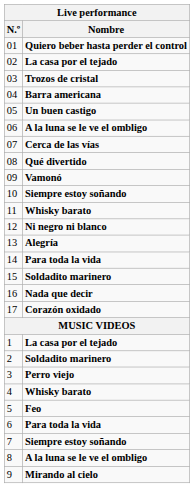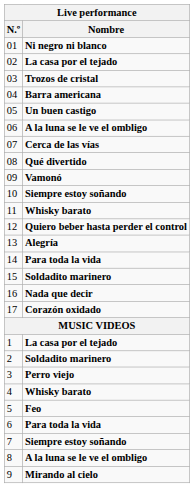(106, 45) Quiero beber hasta perder el control -> (66, 45) Ni negro ni blanco
(66, 227) Ni negro ni blanco -> (106, 227) Quiero beber hasta perder el control
